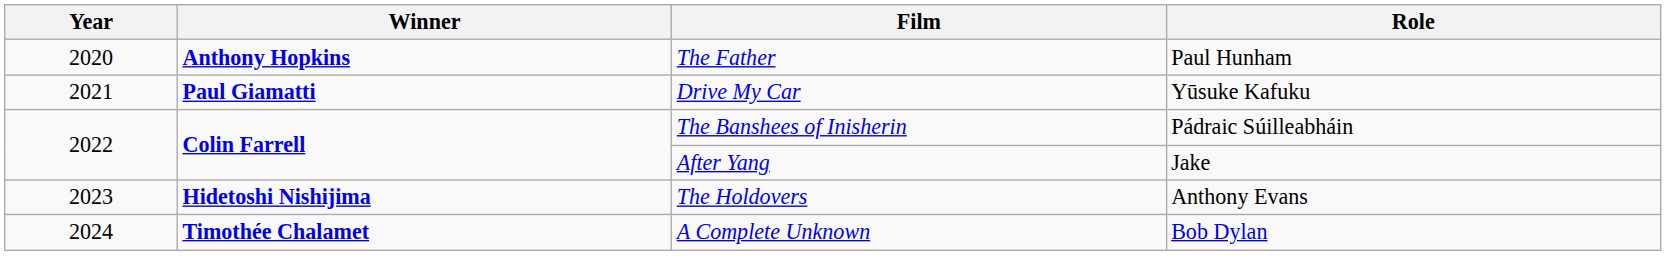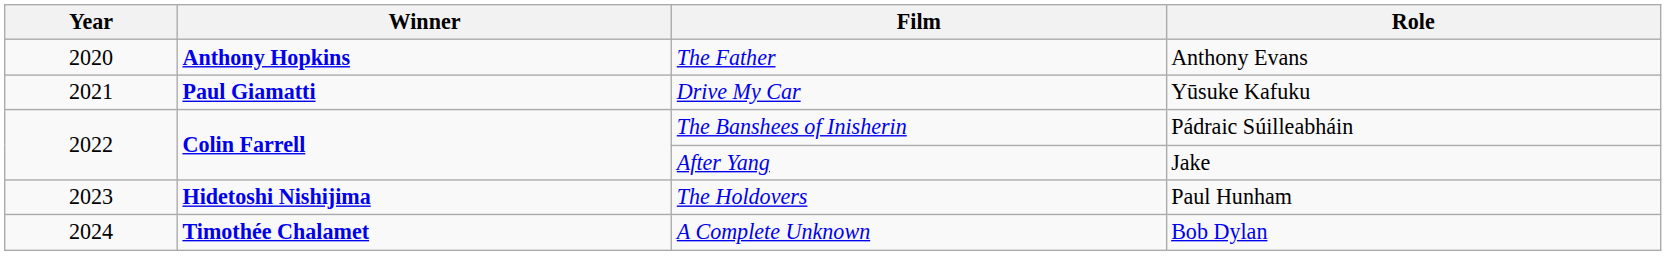(1232, 57) Paul Hunham -> (1240, 57) Anthony Evans
(1240, 197) Anthony Evans -> (1232, 197) Paul Hunham
